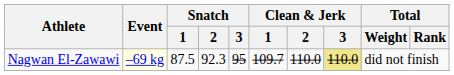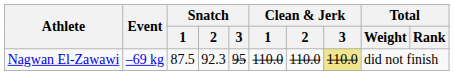(145, 59) lightyellow background -> (145, 59) no background
(268, 59) 109.7 -> (268, 59) 110.0
